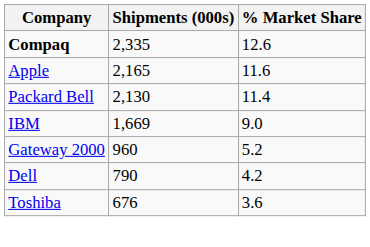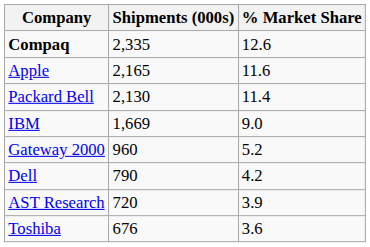+ row: (56, 202)
